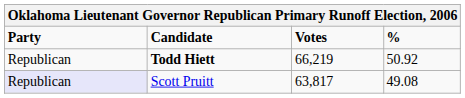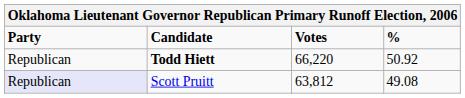(314, 59) 66,219 -> (314, 59) 66,220
(314, 81) 63,817 -> (314, 81) 63,812
